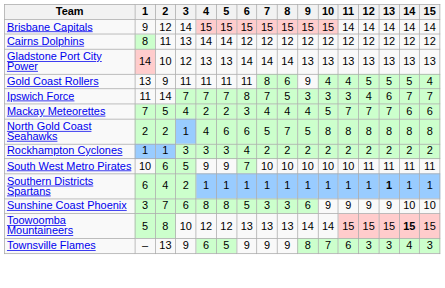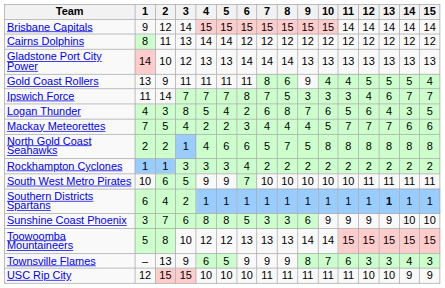+ row: (44, 112)
(409, 226) bold -> (409, 241) normal
+ row: (39, 276)
